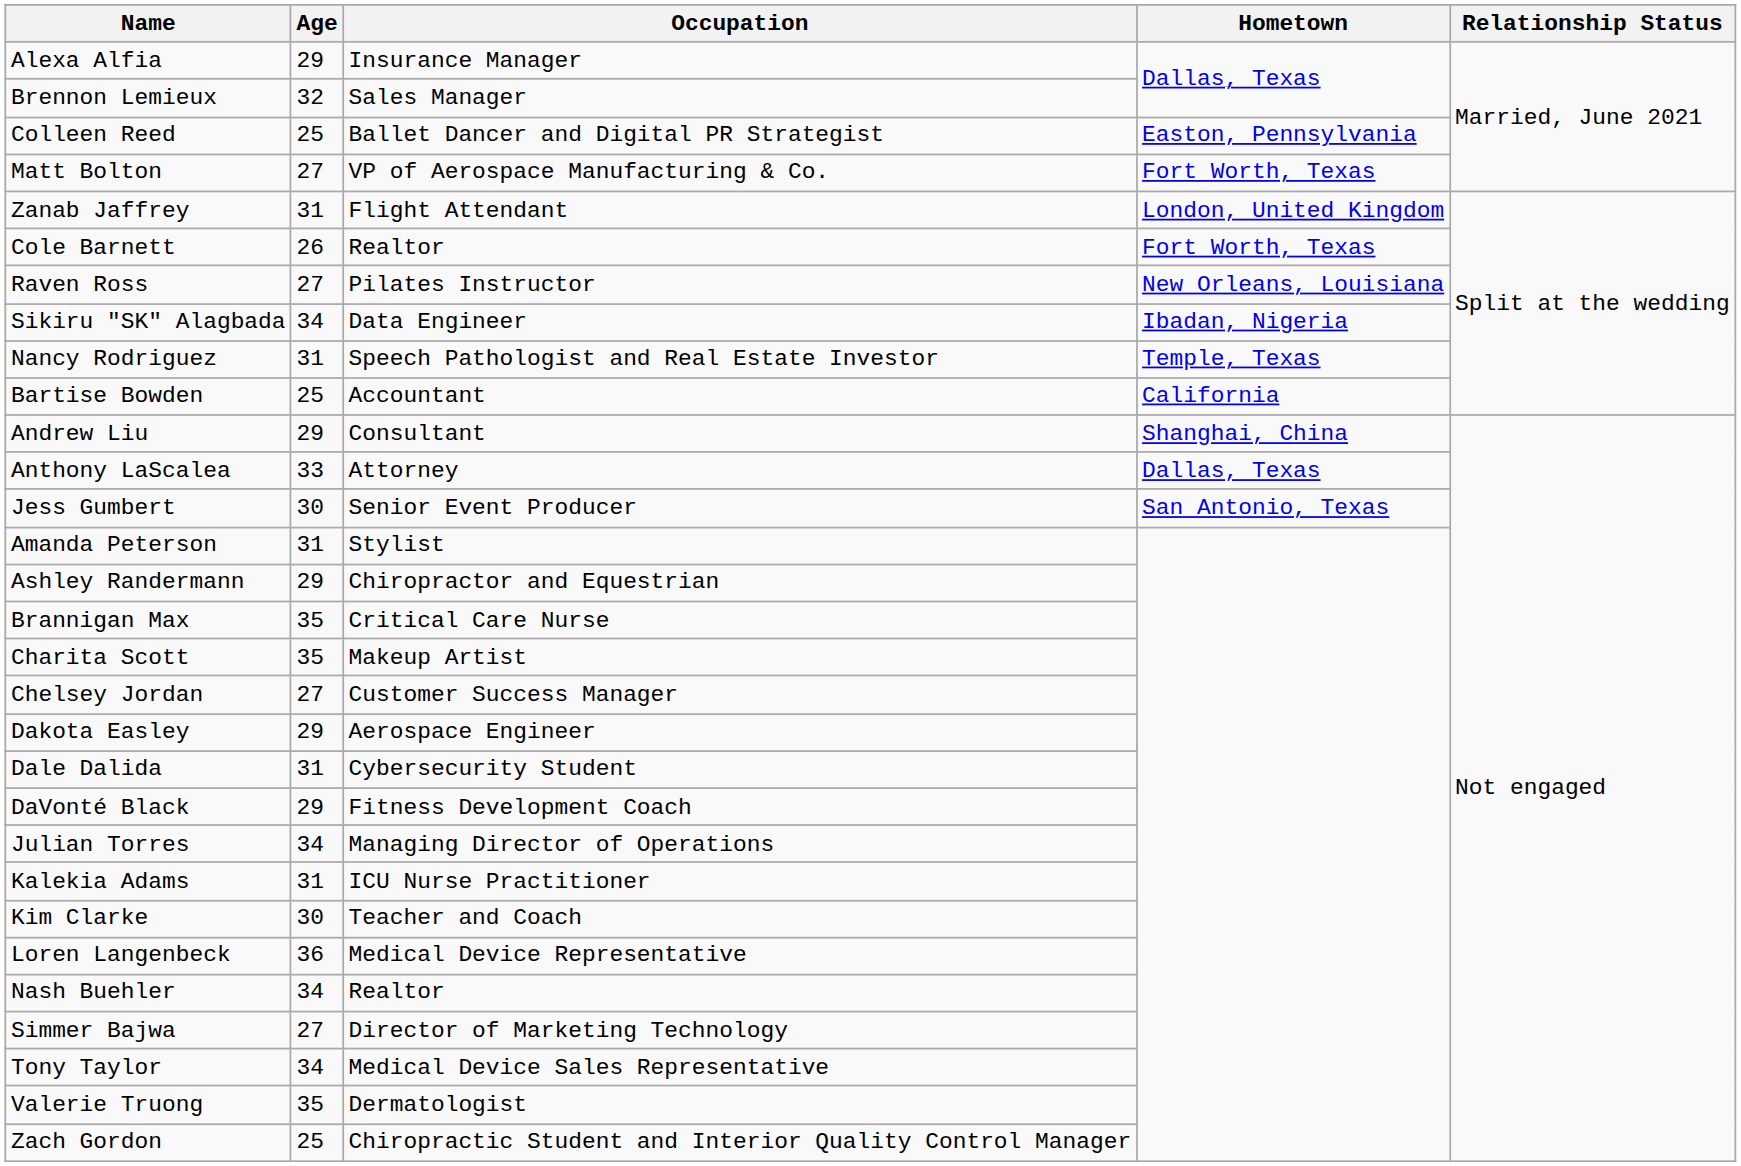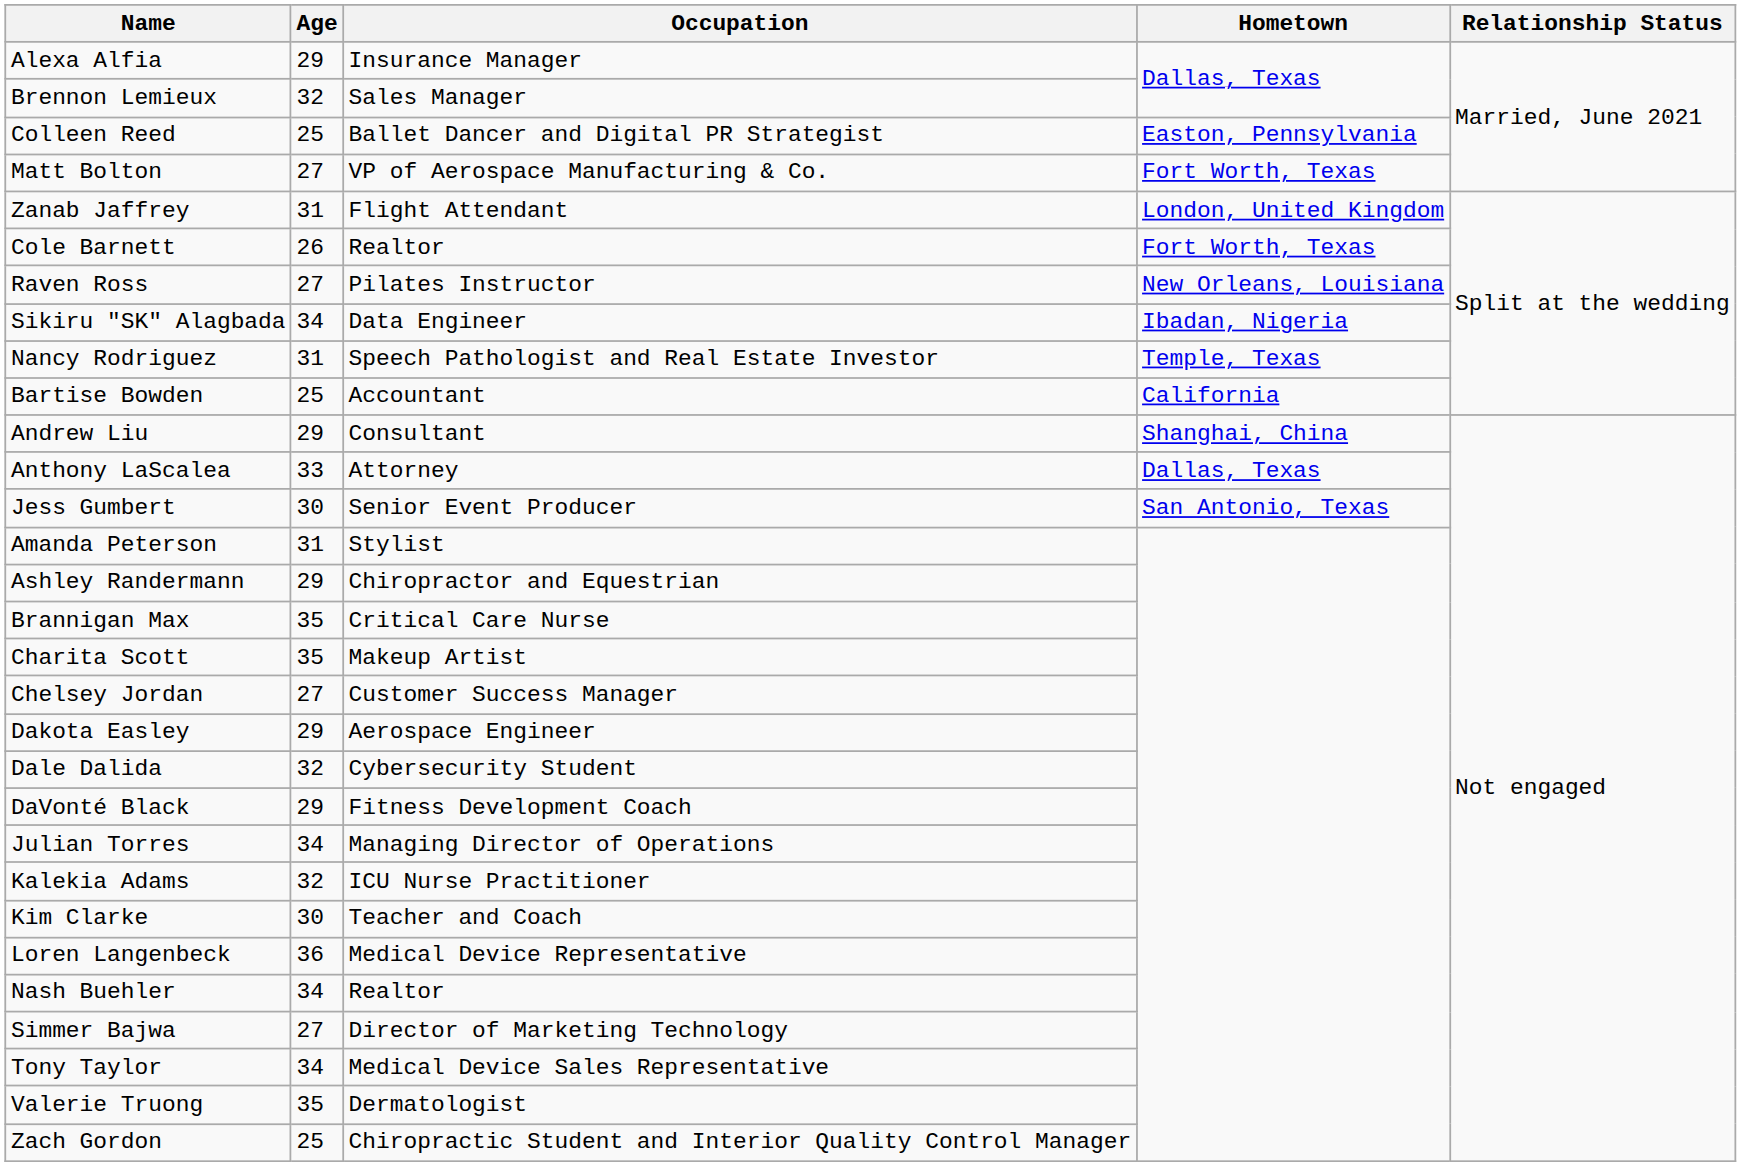(310, 769) 31 -> (310, 769) 32
(310, 881) 31 -> (310, 881) 32
